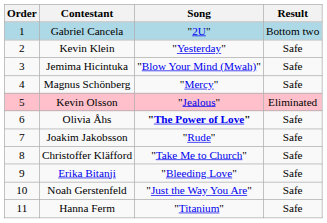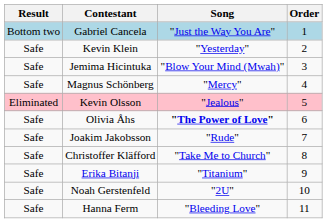columns swapped: (22, 13) <-> (293, 13)
(199, 31) "2U" -> (222, 31) "Just the Way You Are"
(199, 173) "Bleeding Love" -> (222, 173) "Titanium"
(199, 191) "Just the Way You Are" -> (222, 191) "2U"
(199, 208) "Titanium" -> (222, 208) "Bleeding Love"
